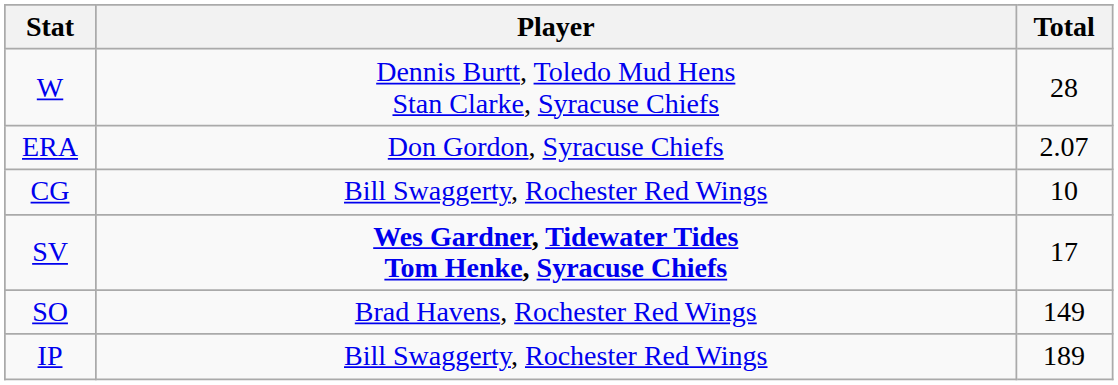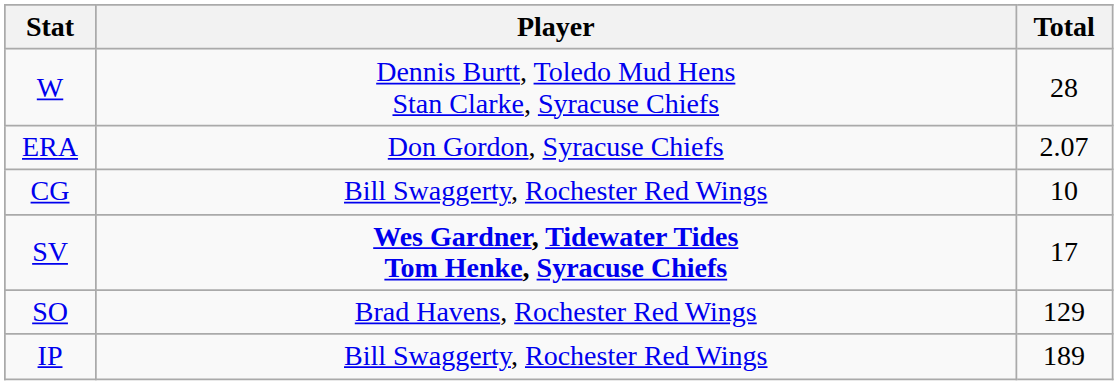(1064, 311) 149 -> (1064, 311) 129
